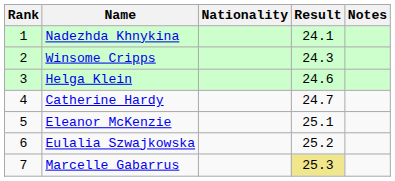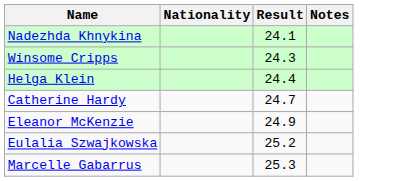- column: (23, 15)
(318, 79) 24.6 -> (280, 79) 24.4
(318, 122) 25.1 -> (280, 122) 24.9
(318, 165) khaki background -> (280, 165) no background
